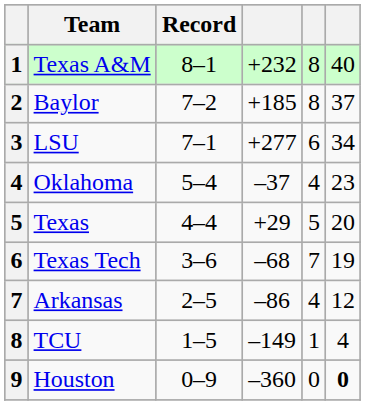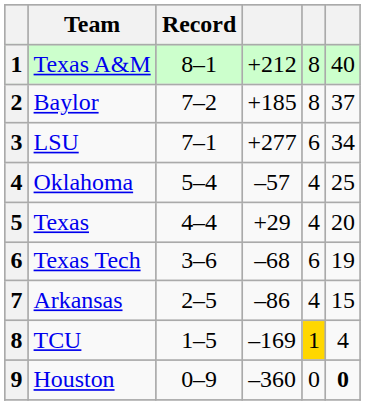(272, 64) +232 -> (272, 64) +212
(272, 182) –37 -> (272, 182) –57
(343, 182) 23 -> (343, 182) 25
(314, 221) 5 -> (314, 221) 4
(314, 261) 7 -> (314, 261) 6
(343, 300) 12 -> (343, 300) 15
(272, 340) –149 -> (272, 340) –169
(314, 340) no background -> (314, 340) gold background
